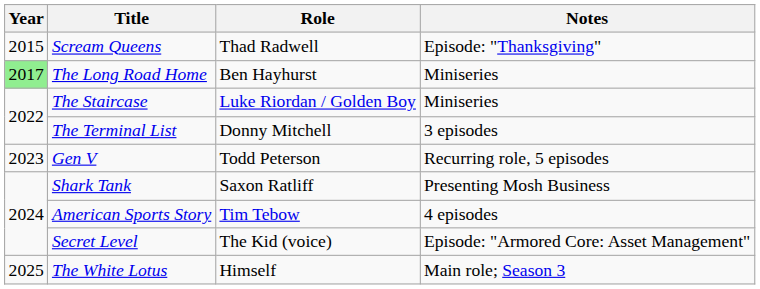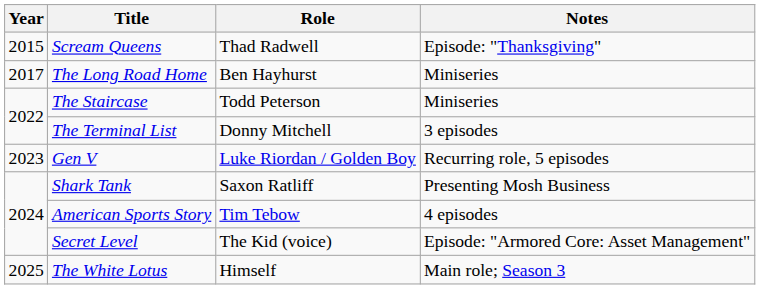(26, 74) lightgreen background -> (26, 74) no background
(318, 102) Luke Riordan / Golden Boy -> (270, 102) Todd Peterson
(270, 158) Todd Peterson -> (318, 158) Luke Riordan / Golden Boy
